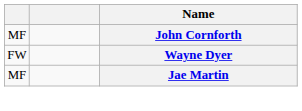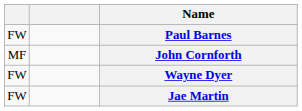+ row: (198, 34)
(17, 75) MF -> (17, 95) FW
